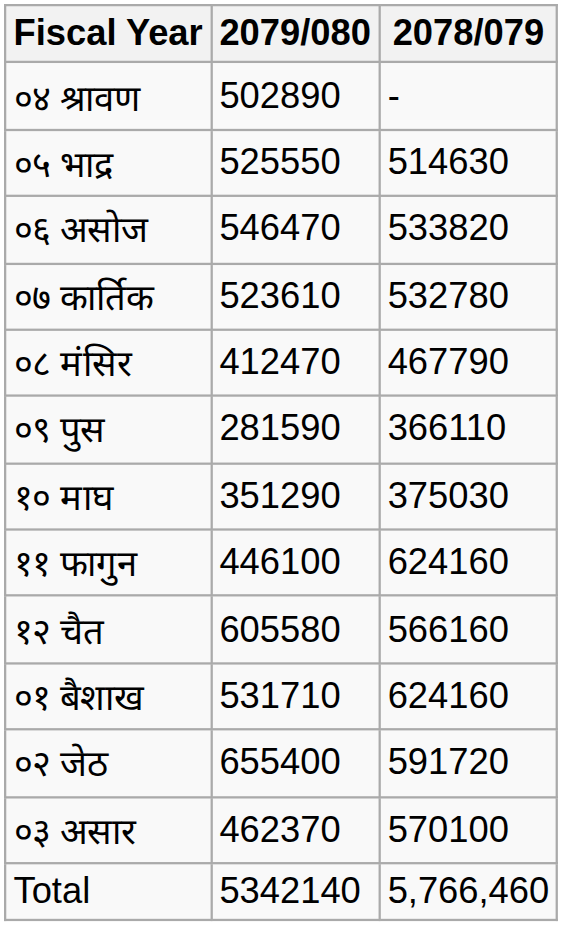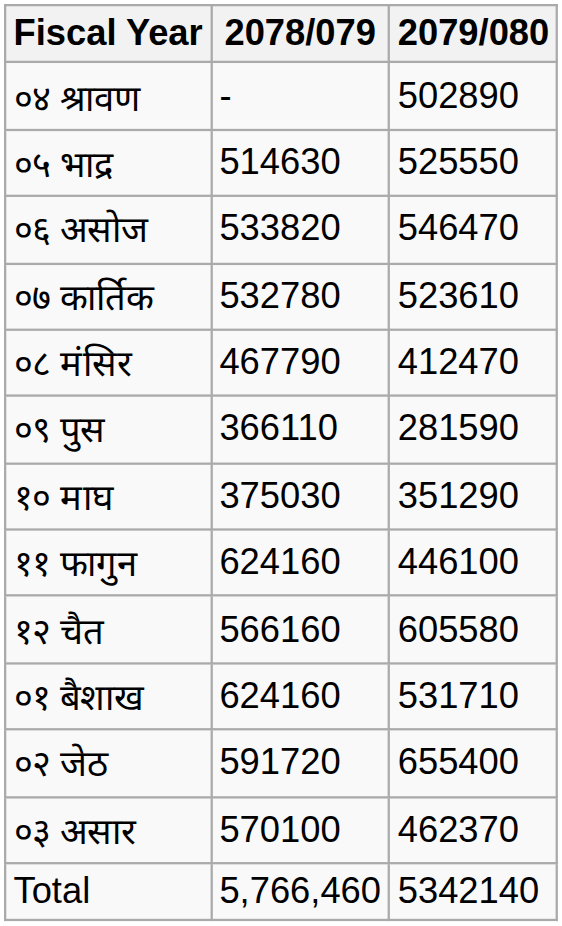columns swapped: (468, 33) <-> (295, 33)
